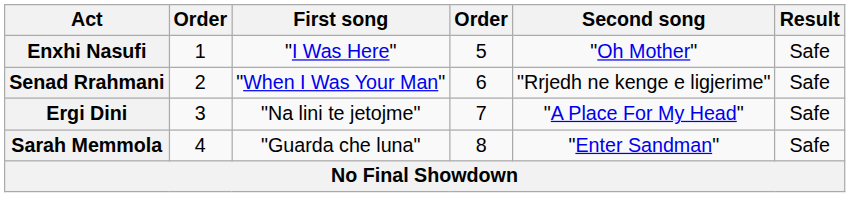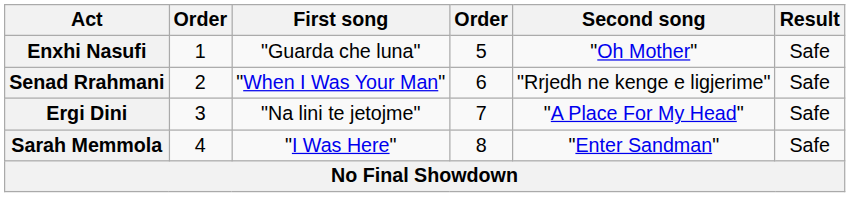(341, 51) "I Was Here" -> (341, 51) "Guarda che luna"
(341, 144) "Guarda che luna" -> (341, 144) "I Was Here"
